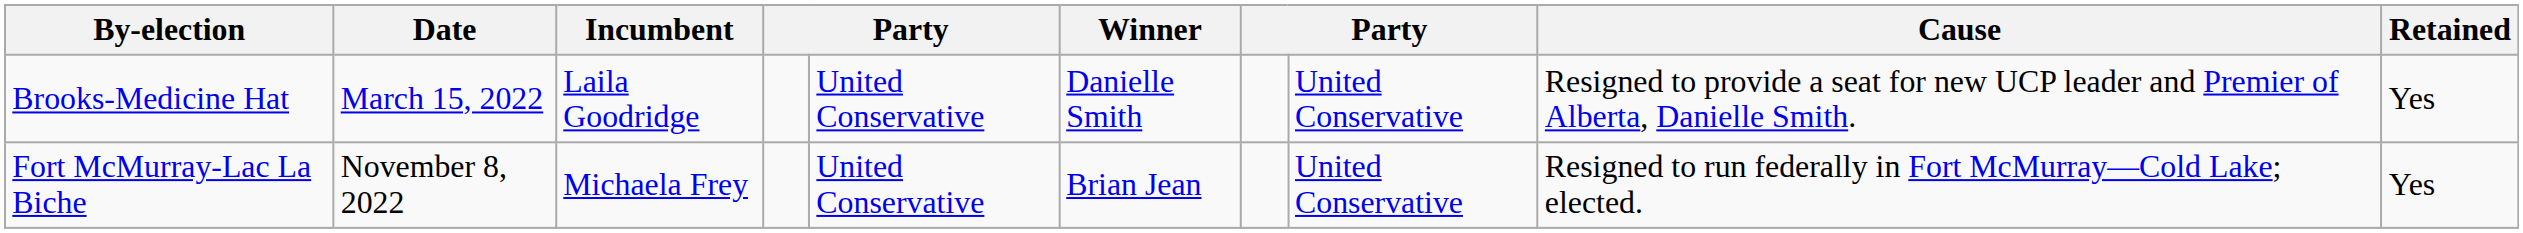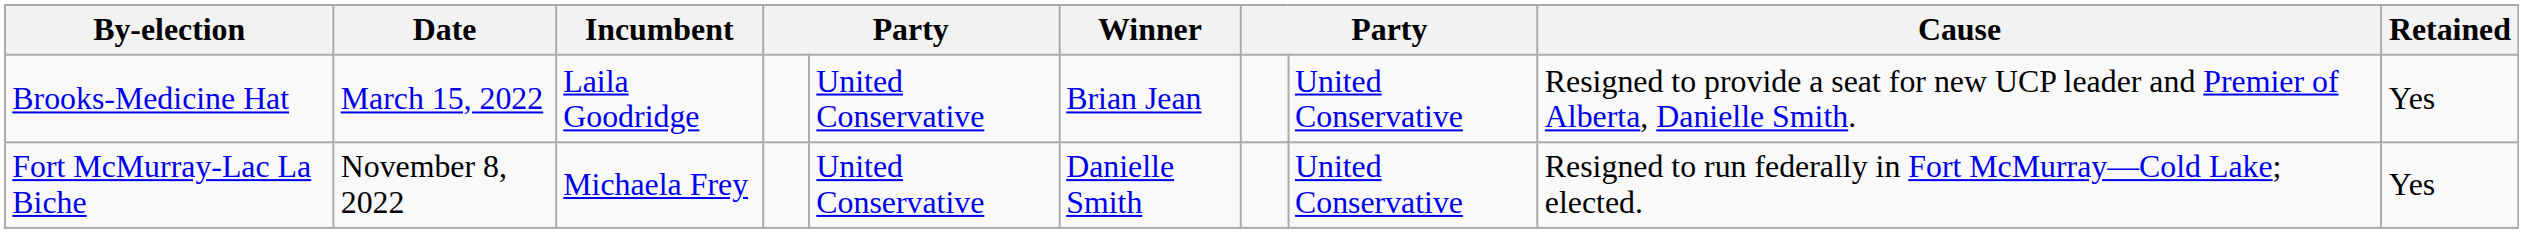(1120, 98) Danielle Smith -> (1134, 98) Brian Jean
(1134, 184) Brian Jean -> (1120, 184) Danielle Smith
